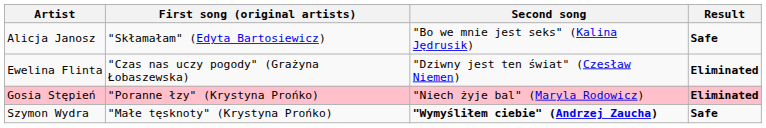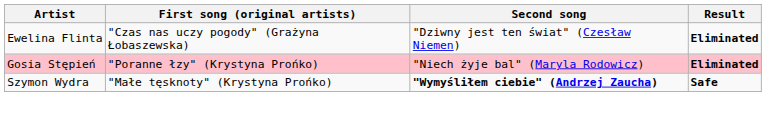- row: (51, 39)
